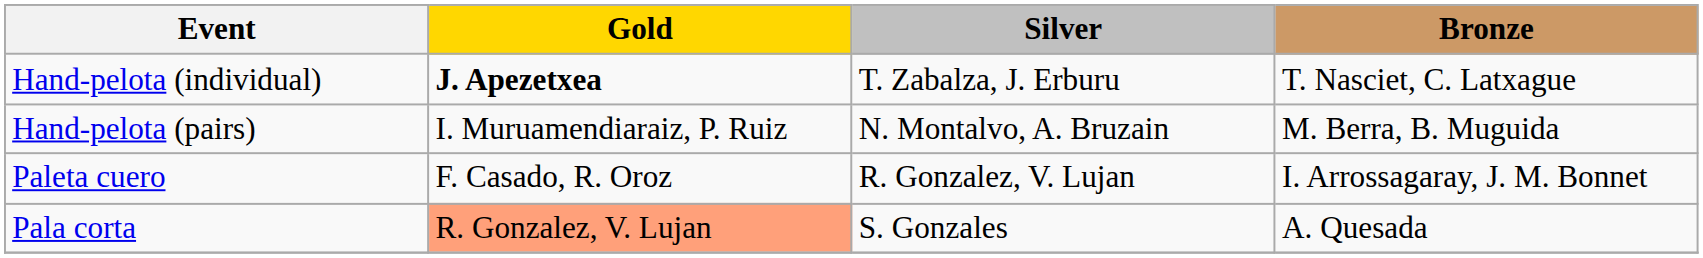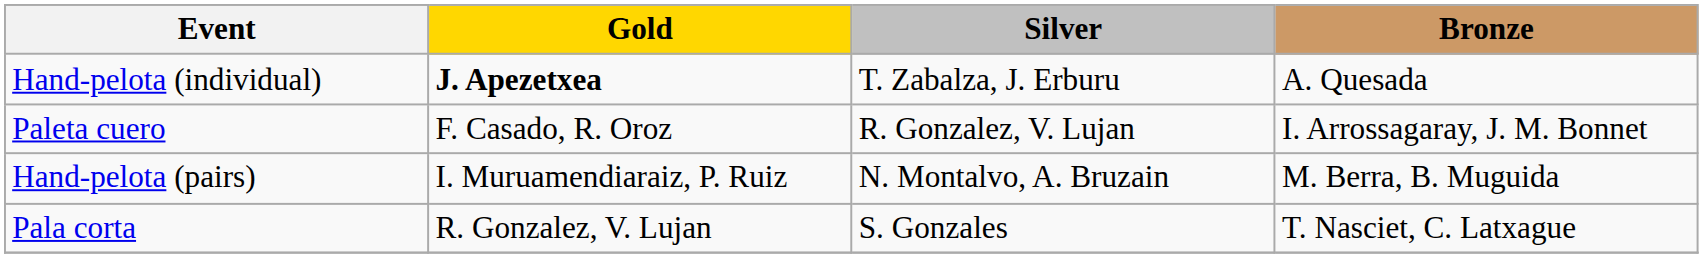(1429, 78) T. Nasciet, C. Latxague -> (1355, 78) A. Quesada
rows swapped: (134, 128) <-> (89, 177)
(574, 227) lightsalmon background -> (574, 227) no background
(1355, 227) A. Quesada -> (1429, 227) T. Nasciet, C. Latxague
